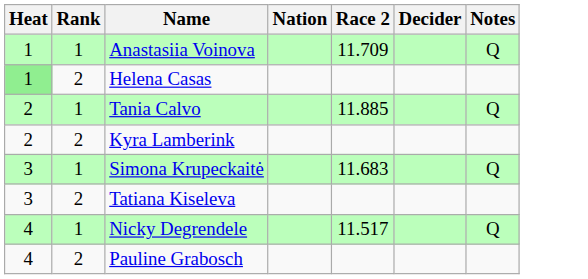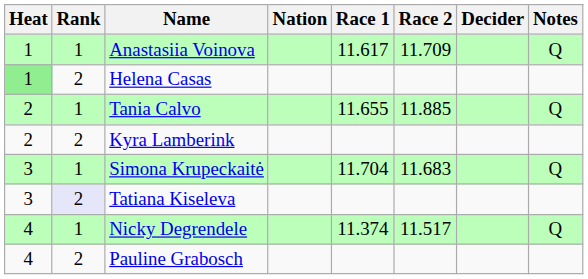+ column: (363, 19)
(78, 199) no background -> (78, 199) lavender background
